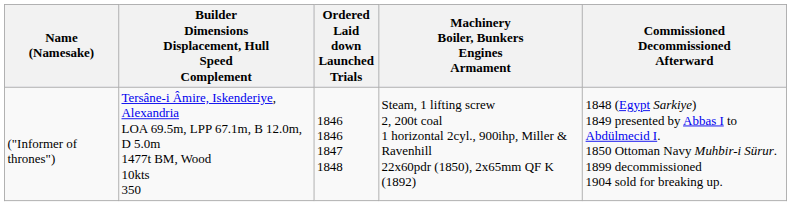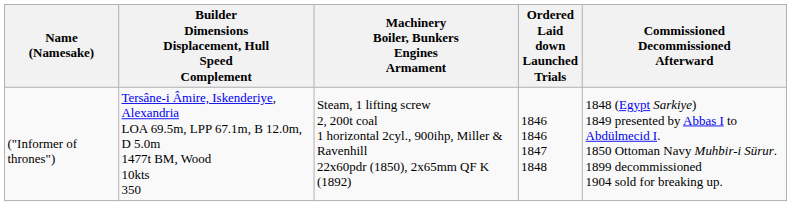columns swapped: (481, 46) <-> (346, 46)
